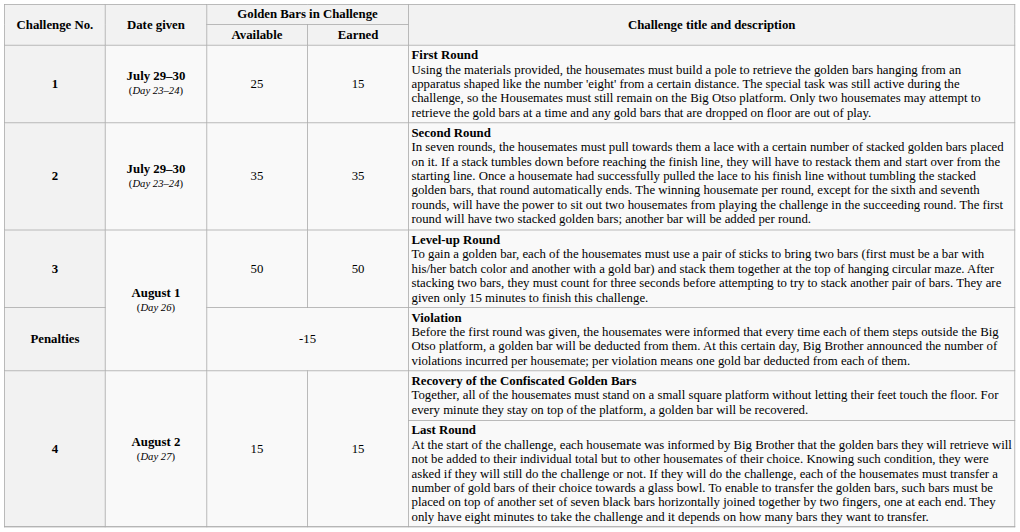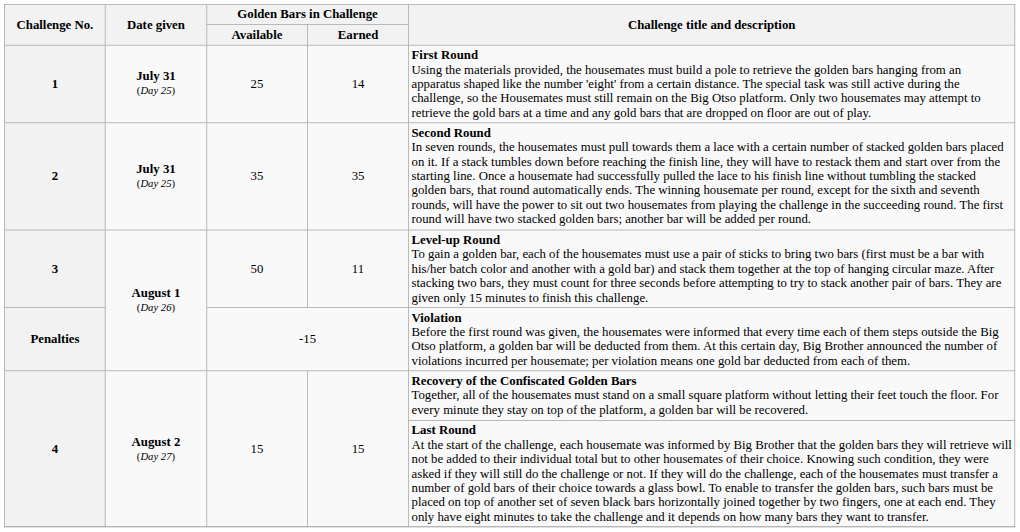(156, 83) July 29–30 (Day 23–24) -> (156, 83) July 31 (Day 25)
(358, 84) 15 -> (358, 84) 14
(156, 175) July 29–30 (Day 23–24) -> (156, 175) July 31 (Day 25)
(358, 268) 50 -> (358, 268) 11
